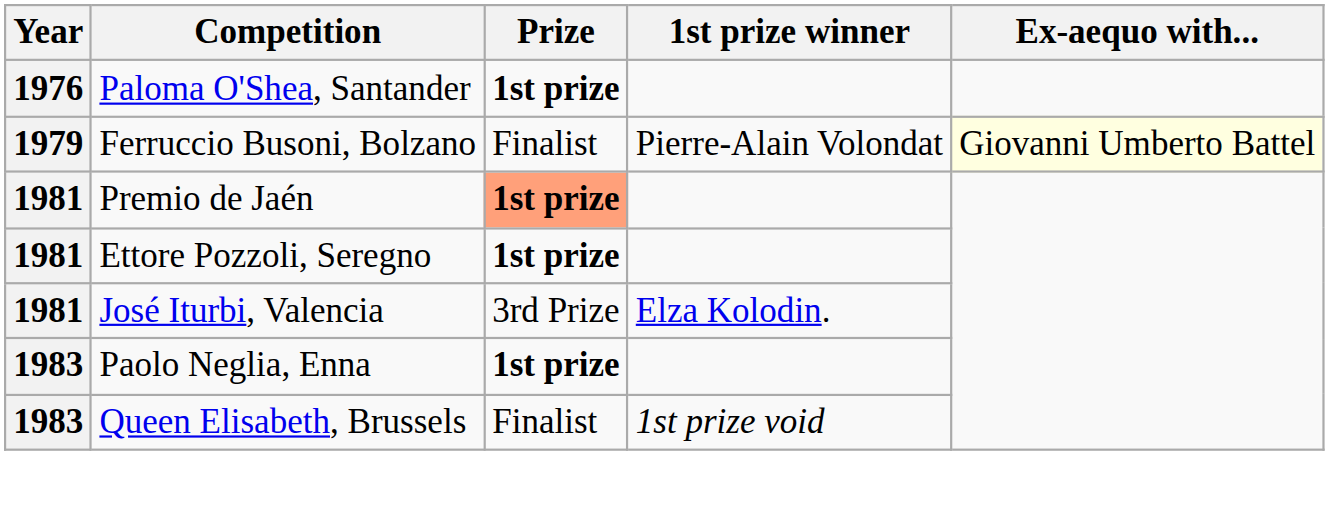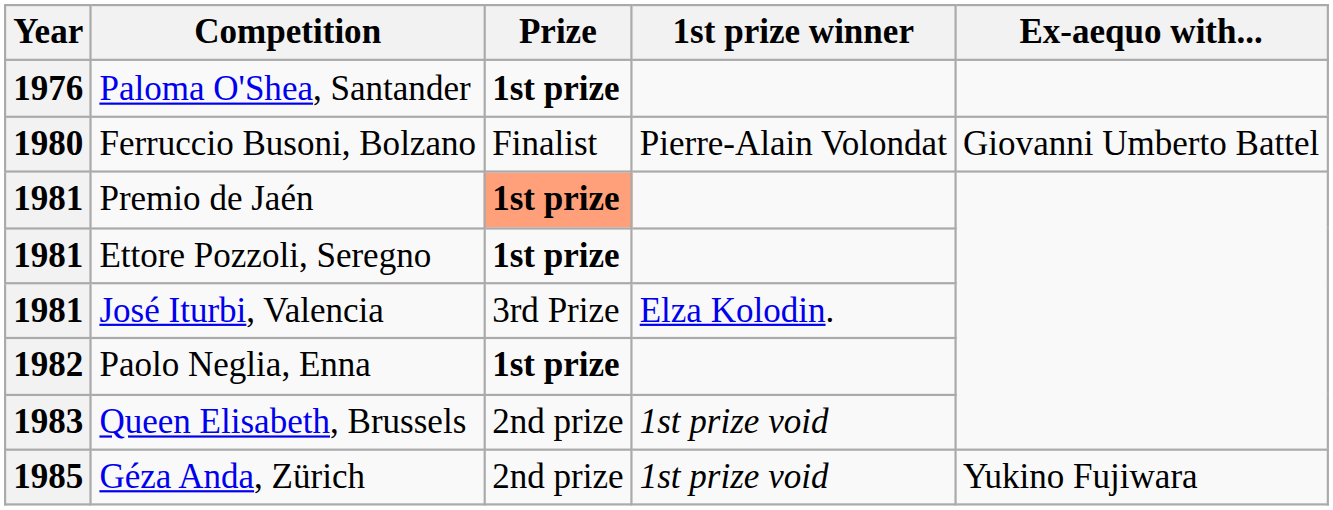(48, 143) 1979 -> (48, 143) 1980
(1137, 143) lightyellow background -> (1141, 143) no background
(48, 365) 1983 -> (48, 365) 1982
(545, 421) Finalist -> (558, 421) 2nd prize
+ row: (232, 476)
